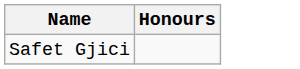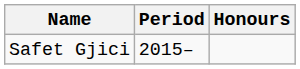+ column: (172, 20)
